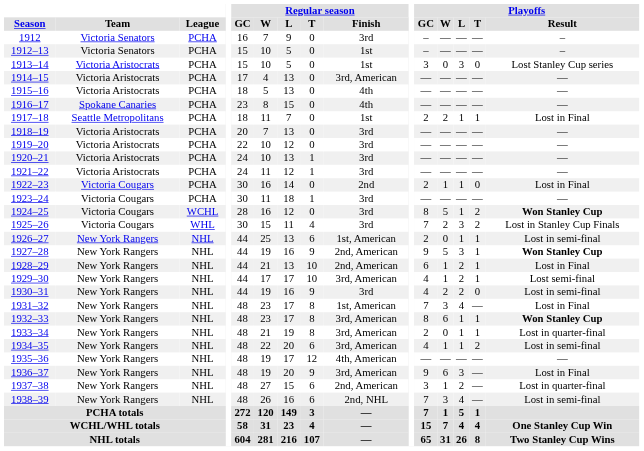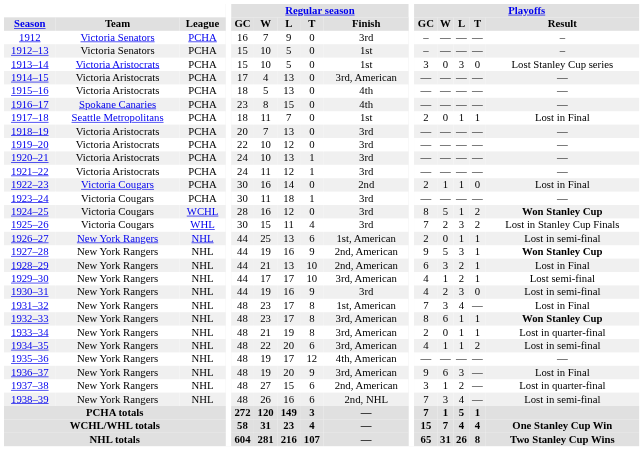(445, 118) 2 -> (445, 118) 0
(445, 265) 1 -> (445, 265) 3
(461, 292) 2 -> (461, 292) 3
